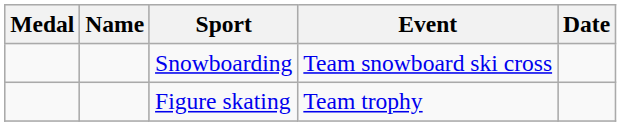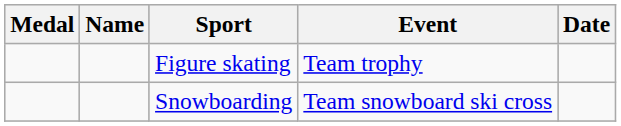rows swapped: (223, 101) <-> (224, 62)
